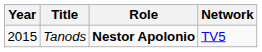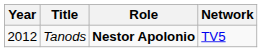(22, 36) 2015 -> (22, 36) 2012
